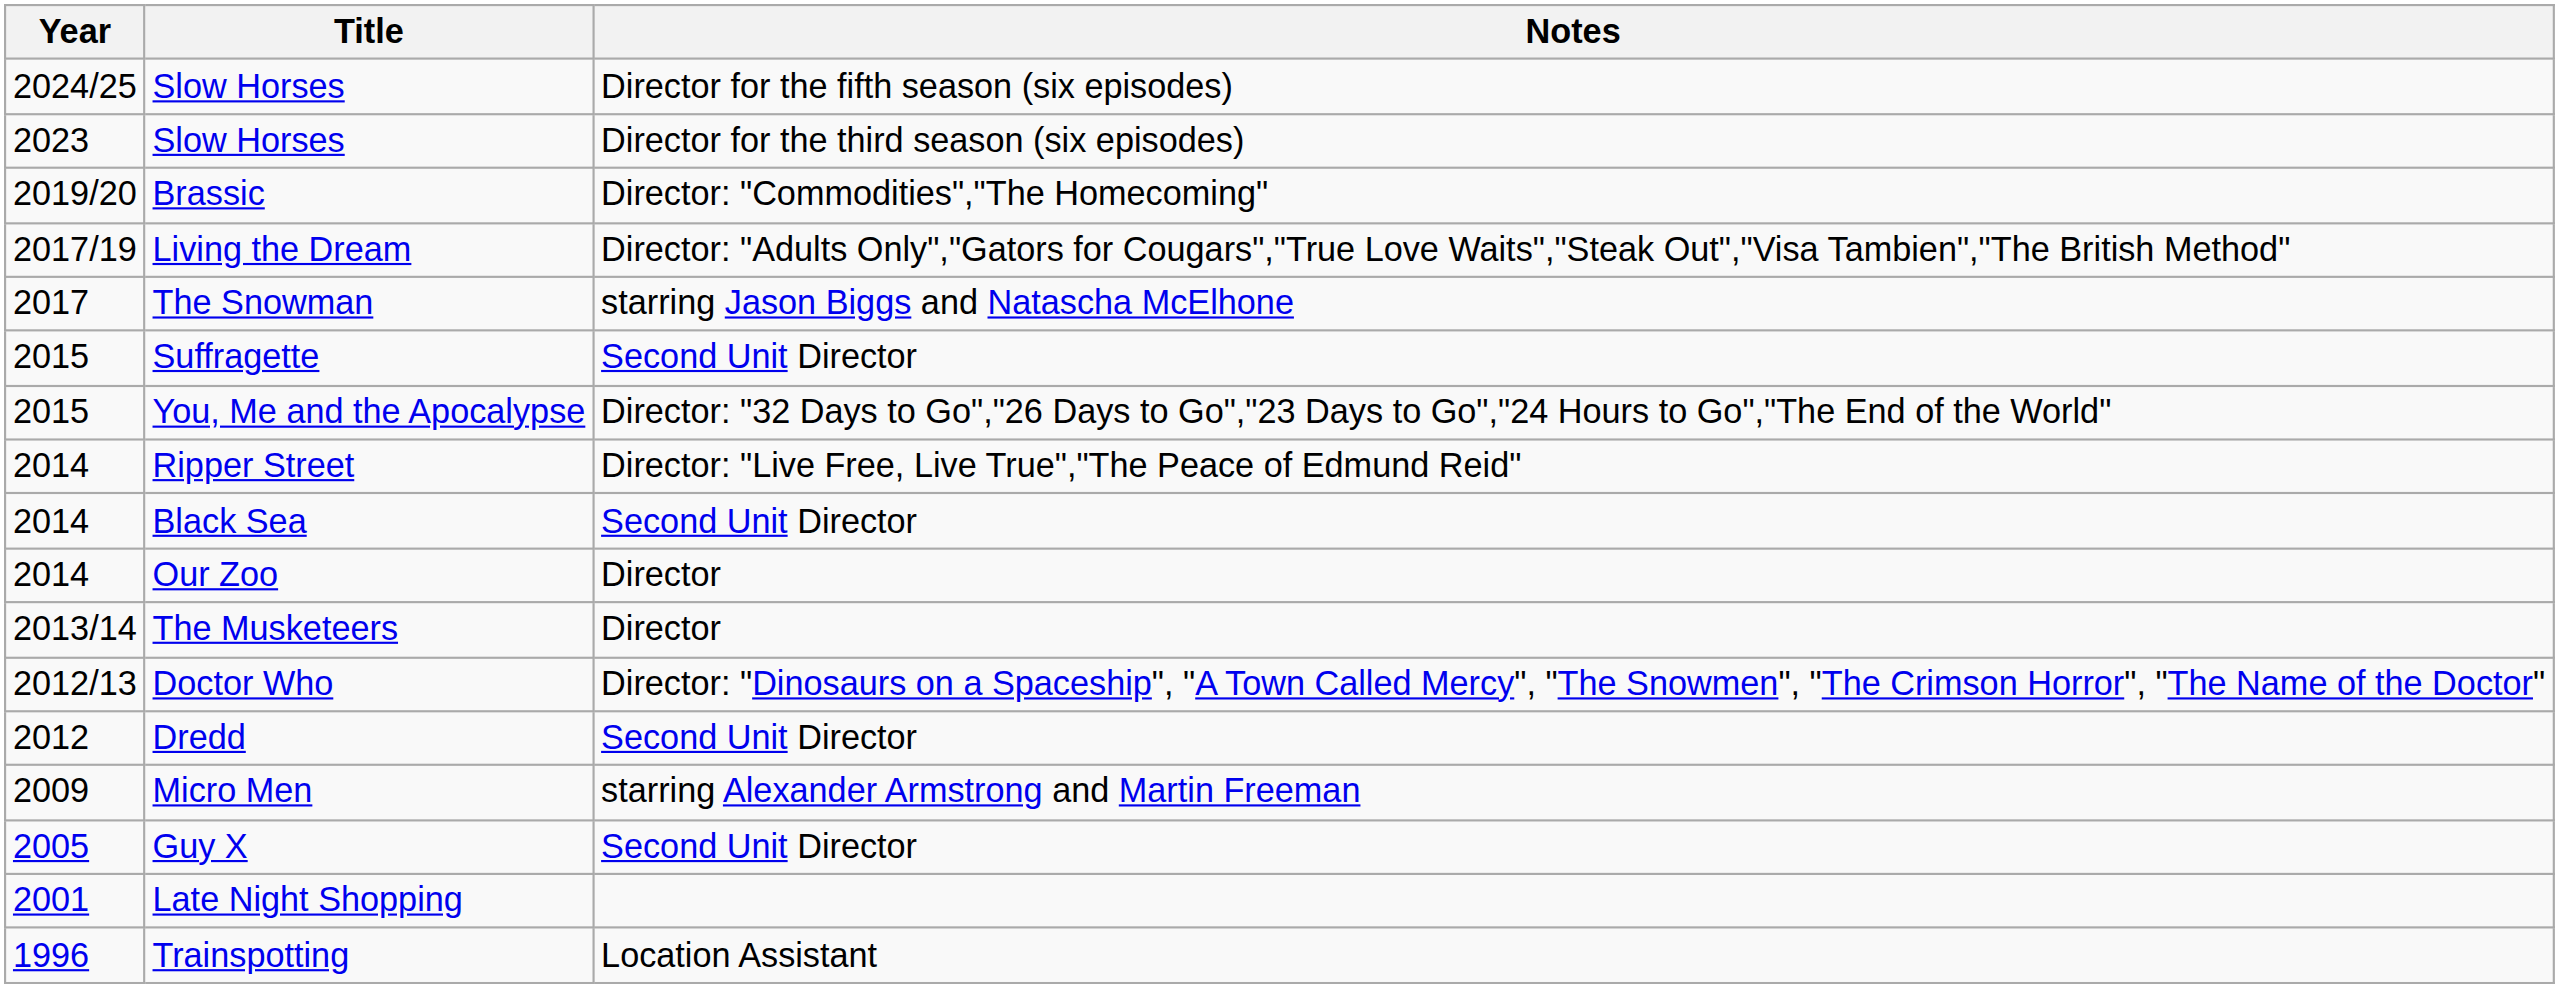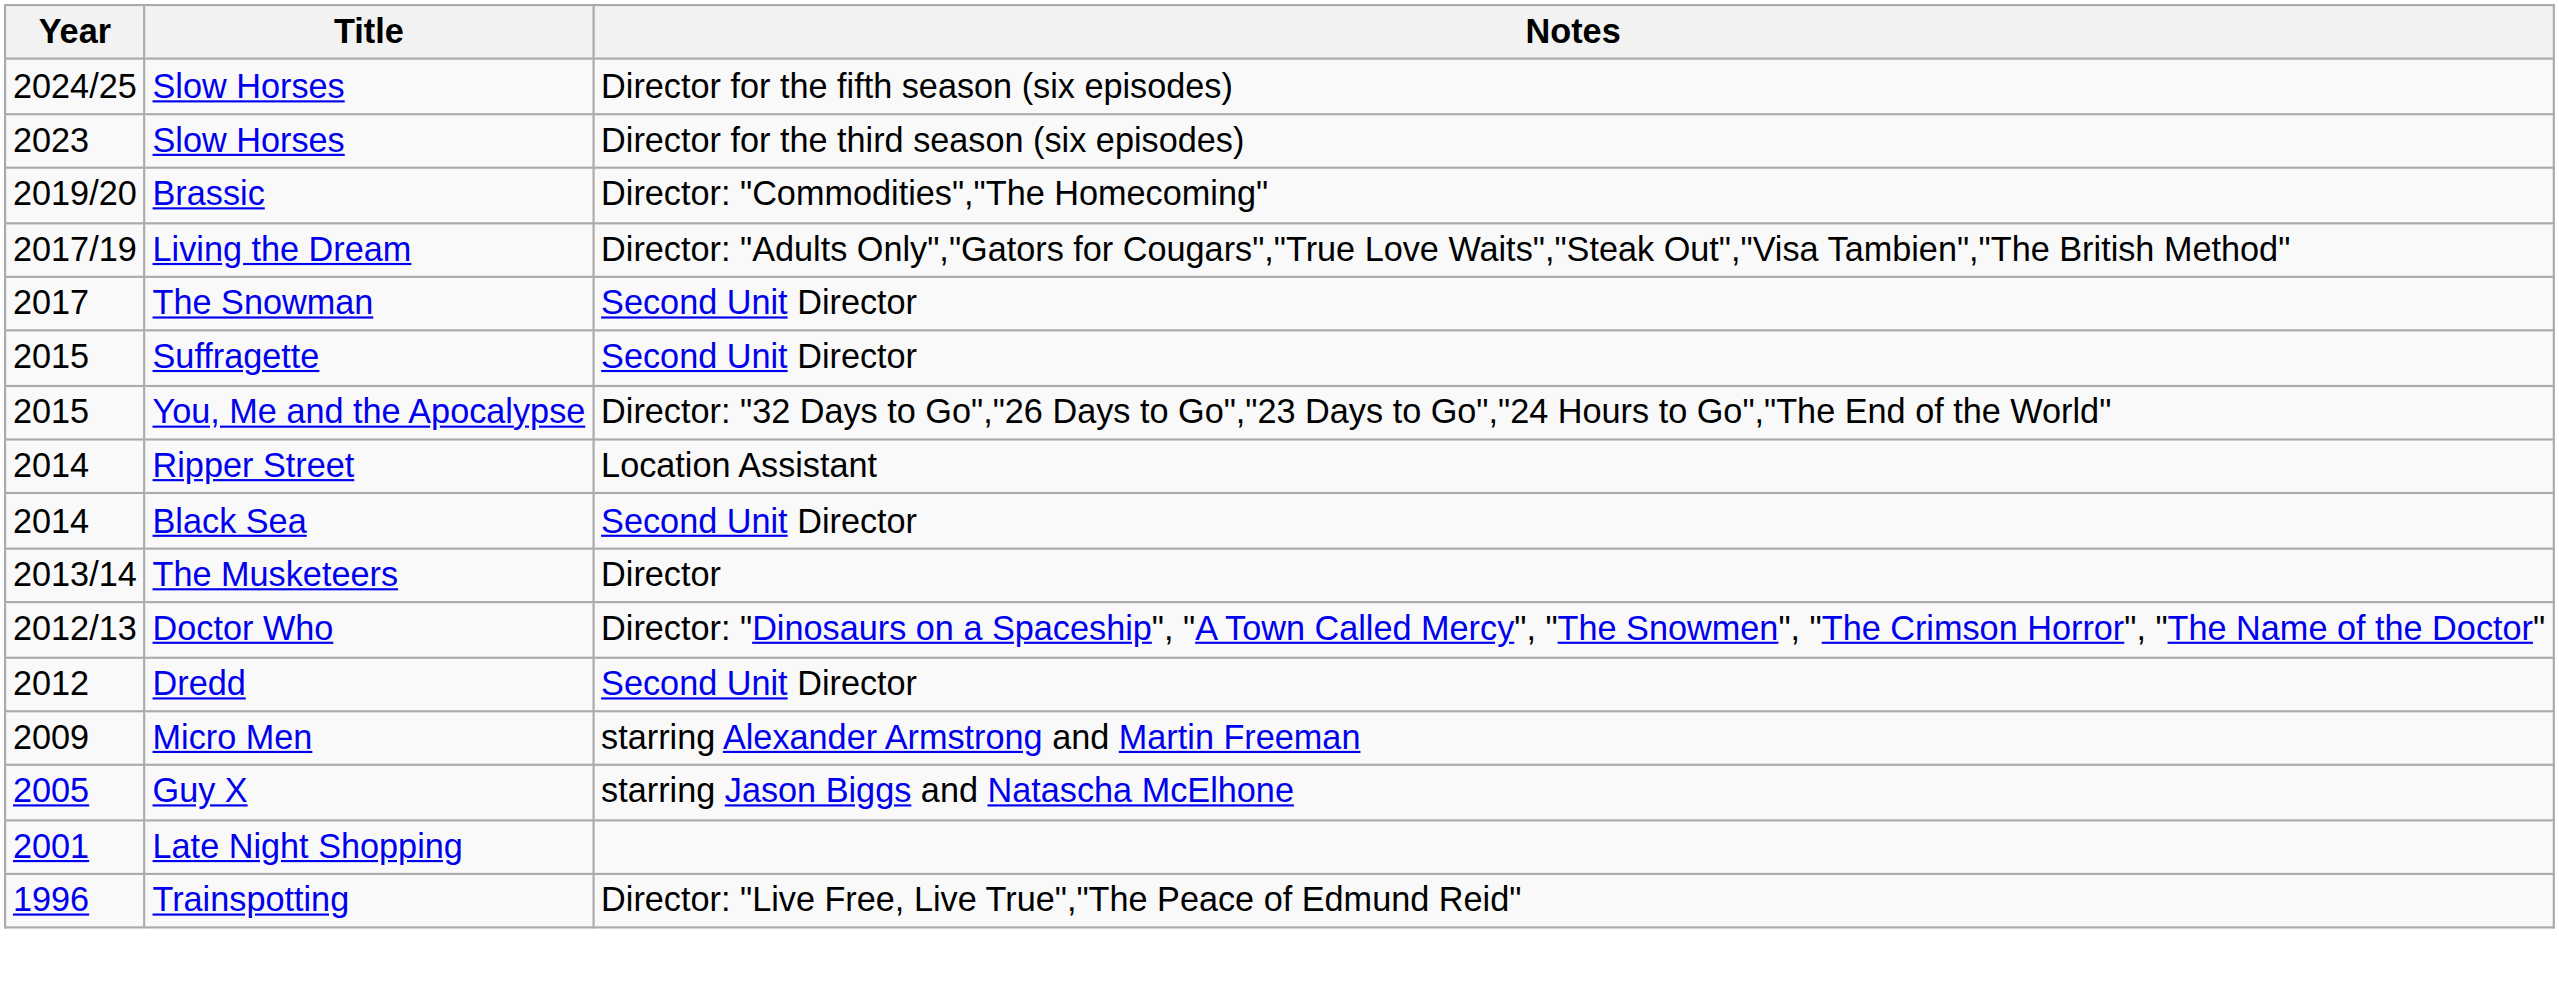(948, 303) starring Jason Biggs and Natascha McElhone -> (759, 303) Second Unit Director
(1061, 466) Director: "Live Free, Live True","The Peace of Edmund Reid" -> (739, 466) Location Assistant
- row: (51, 574)
(759, 846) Second Unit Director -> (948, 791) starring Jason Biggs and Natascha McElhone
(739, 954) Location Assistant -> (1061, 900) Director: "Live Free, Live True","The Peace of Edmund Reid"
